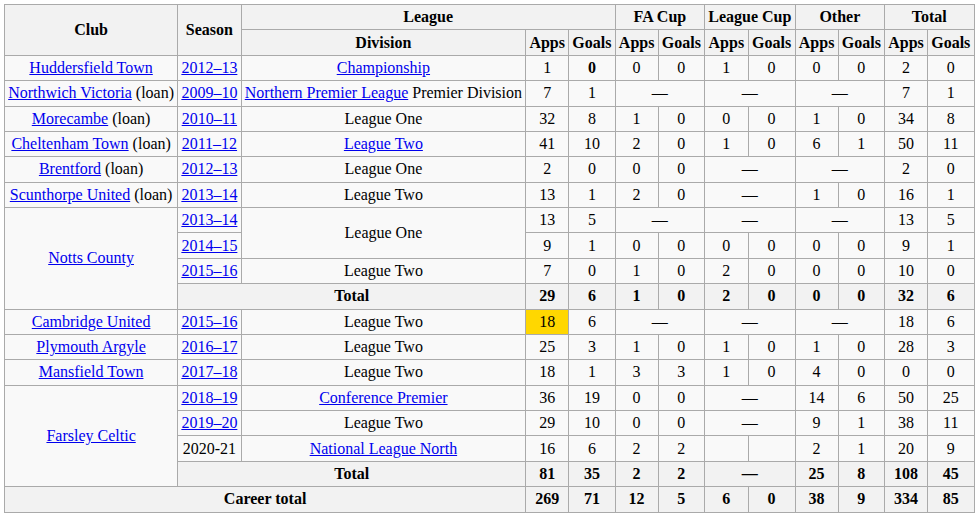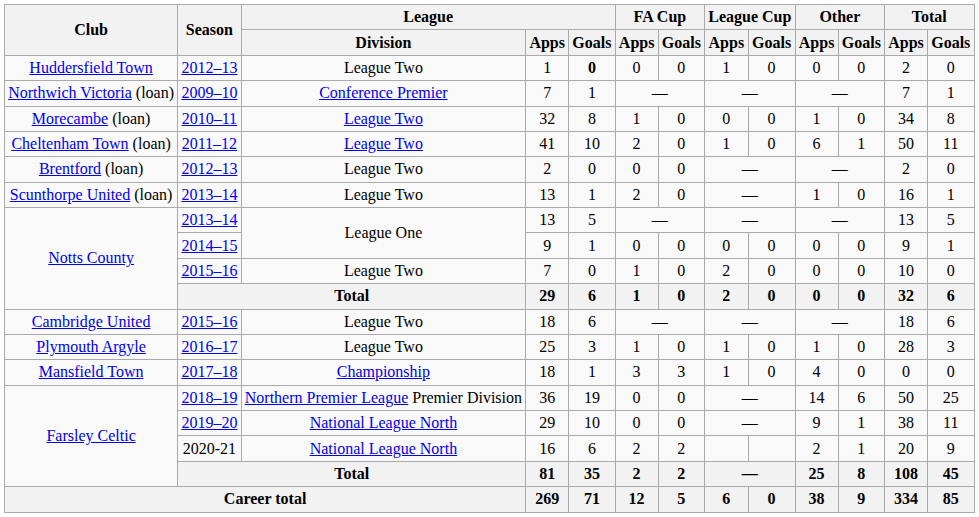(383, 67) Championship -> (383, 67) League Two
(383, 93) Northern Premier League Premier Division -> (383, 93) Conference Premier
(383, 118) League One -> (383, 118) League Two
(383, 169) League One -> (383, 169) League Two
(547, 321) gold background -> (547, 321) no background
(383, 372) League Two -> (383, 372) Championship
(383, 397) Conference Premier -> (383, 397) Northern Premier League Premier Division
(383, 423) League Two -> (383, 423) National League North
